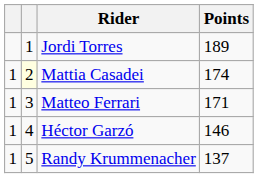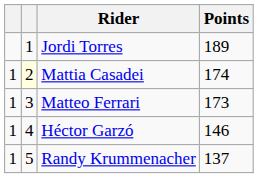(216, 102) 171 -> (216, 102) 173
